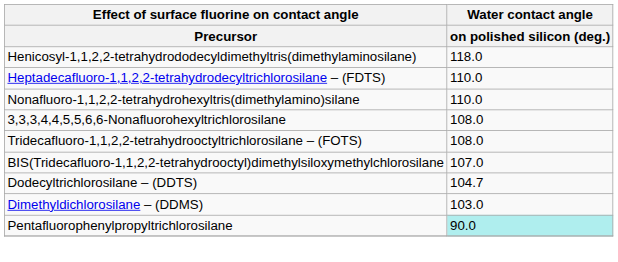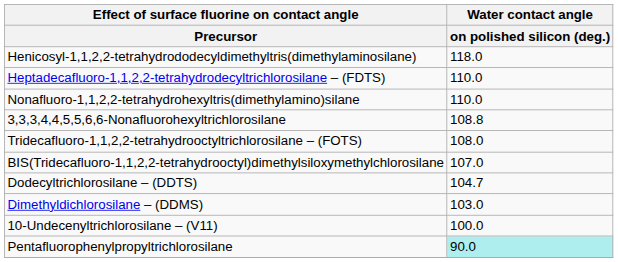(467, 120) 108.0 -> (467, 120) 108.8
+ row: (113, 225)
